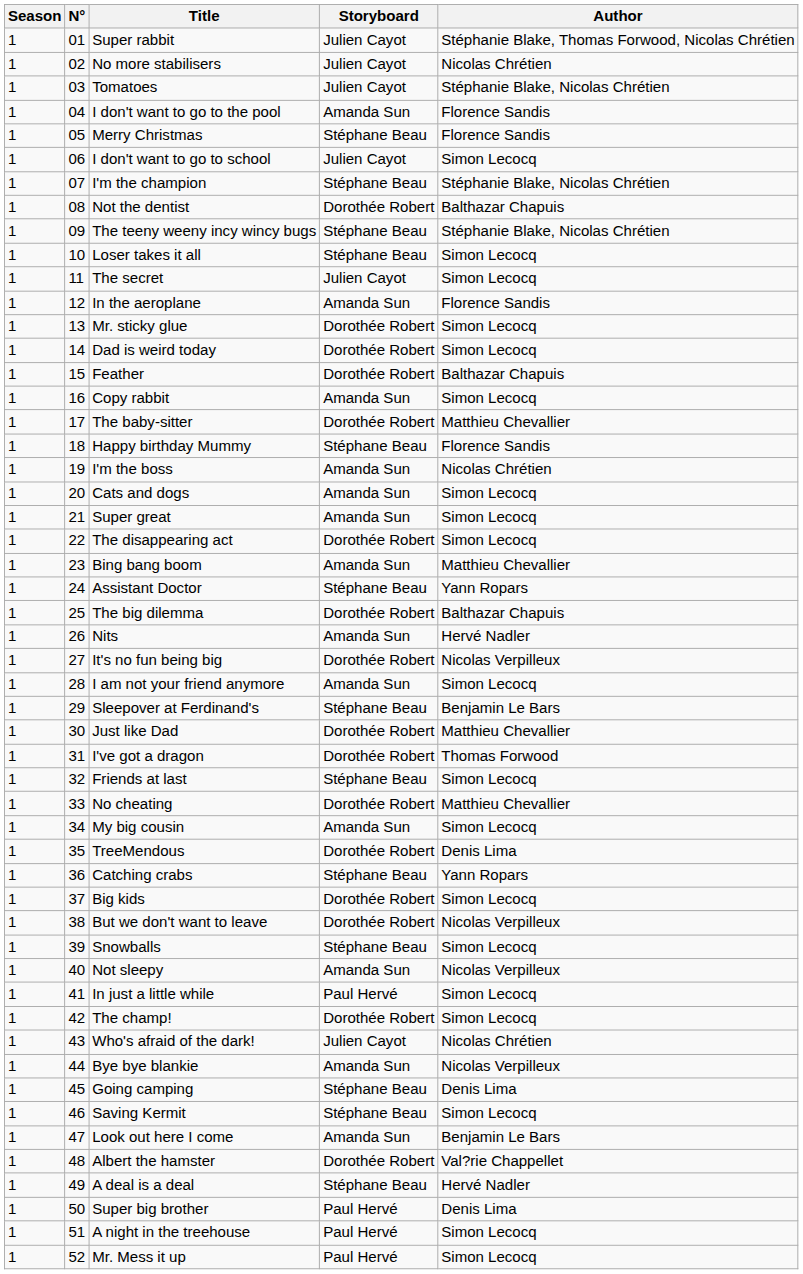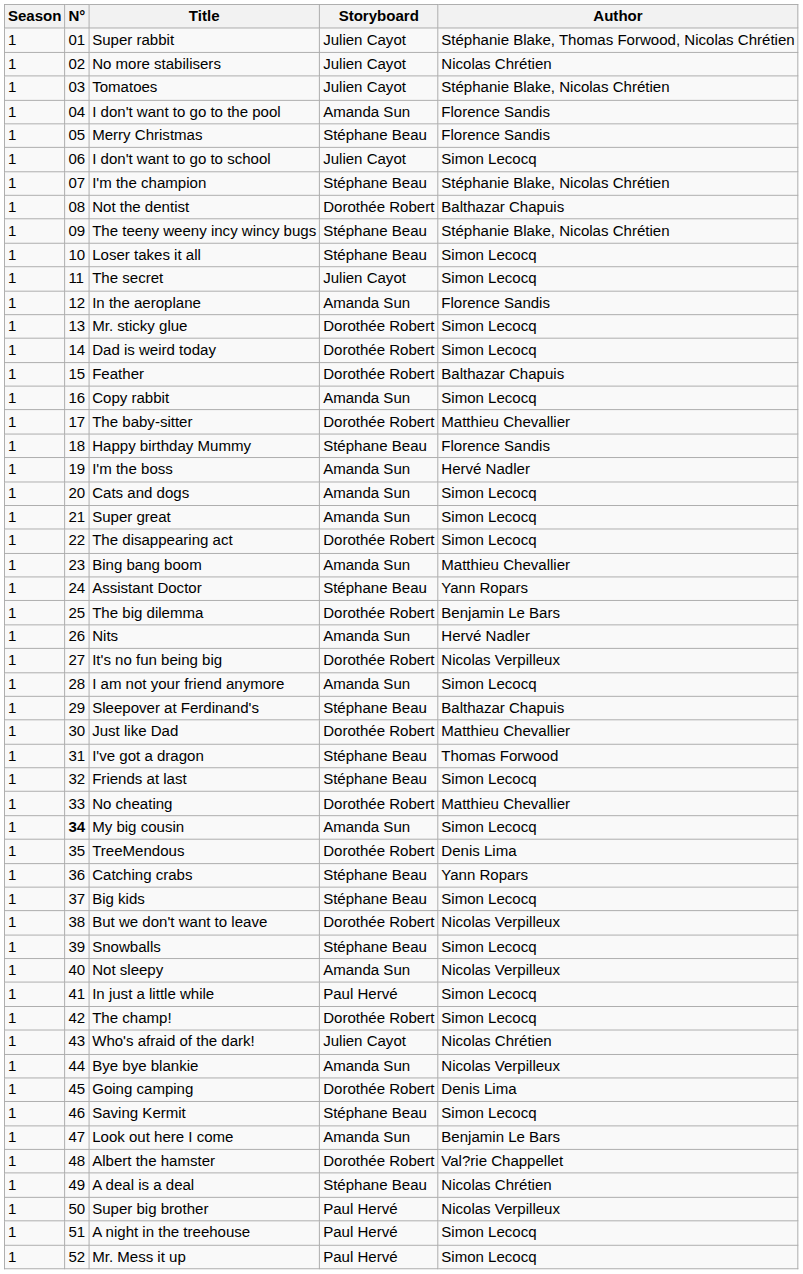(496, 469) Nicolas Chrétien -> (486, 469) Hervé Nadler
(503, 612) Balthazar Chapuis -> (501, 612) Benjamin Le Bars
(501, 708) Benjamin Le Bars -> (503, 708) Balthazar Chapuis
(379, 755) Dorothée Robert -> (375, 755) Stéphane Beau
(77, 827) normal -> (77, 827) bold
(379, 898) Dorothée Robert -> (375, 898) Stéphane Beau
(375, 1089) Stéphane Beau -> (379, 1089) Dorothée Robert
(486, 1185) Hervé Nadler -> (496, 1185) Nicolas Chrétien
(479, 1209) Denis Lima -> (501, 1209) Nicolas Verpilleux
